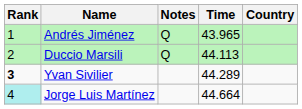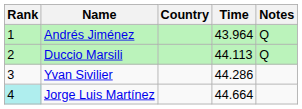columns swapped: (270, 15) <-> (178, 15)
(221, 35) 43.965 -> (234, 35) 43.964
(11, 75) bold -> (11, 75) normal
(221, 75) 44.289 -> (234, 75) 44.286
